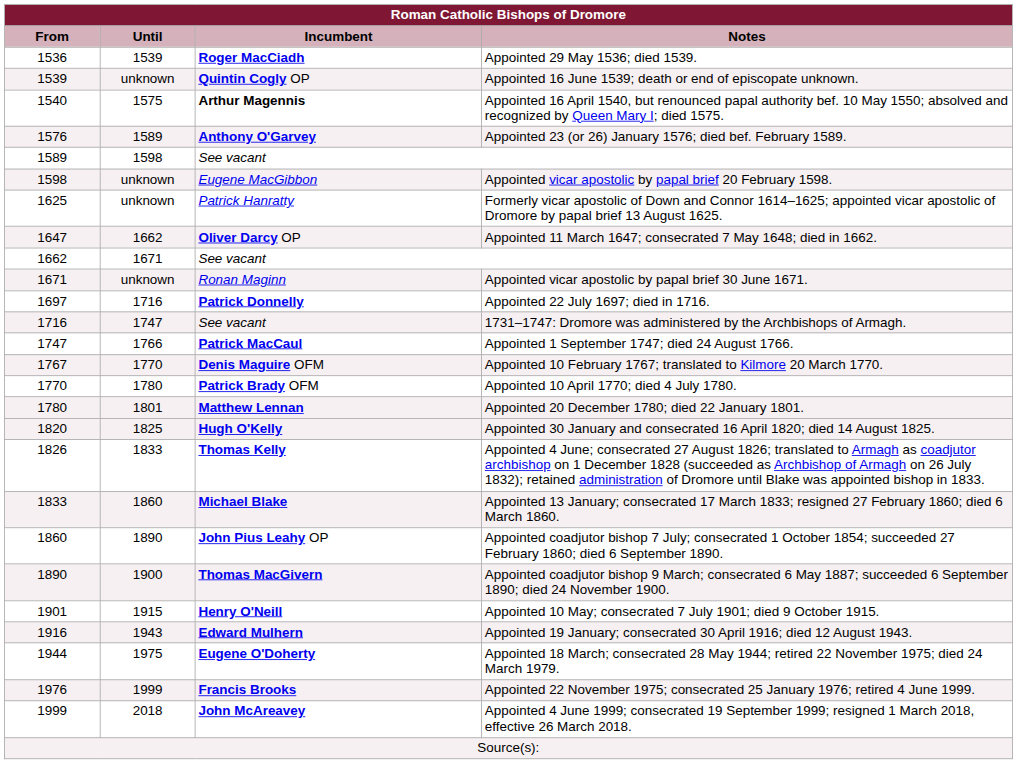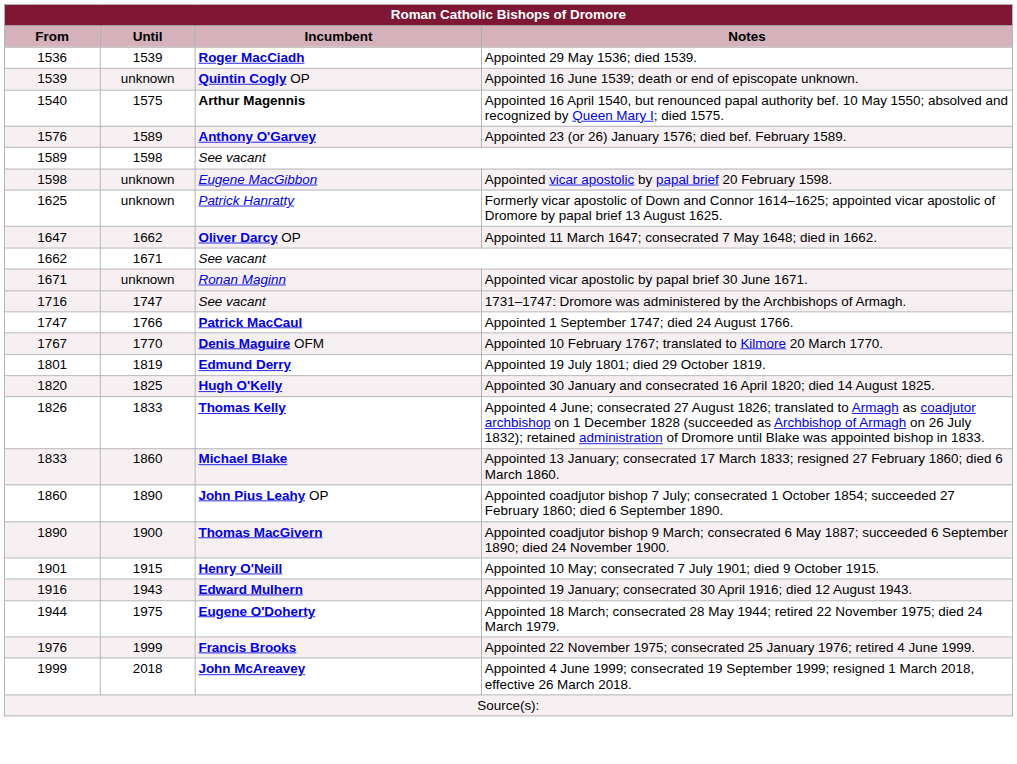- row: (52, 301)
- row: (52, 386)
- row: (52, 407)
+ row: (52, 365)
